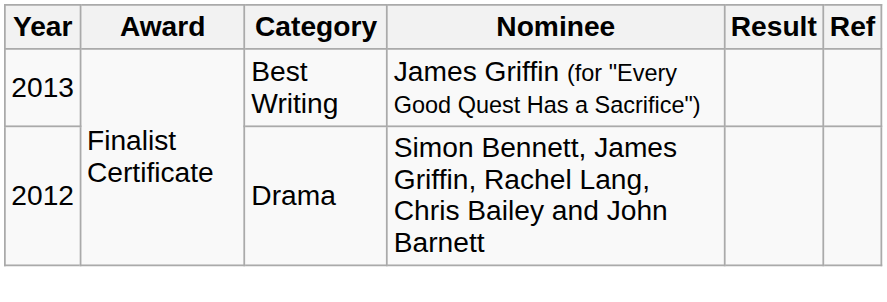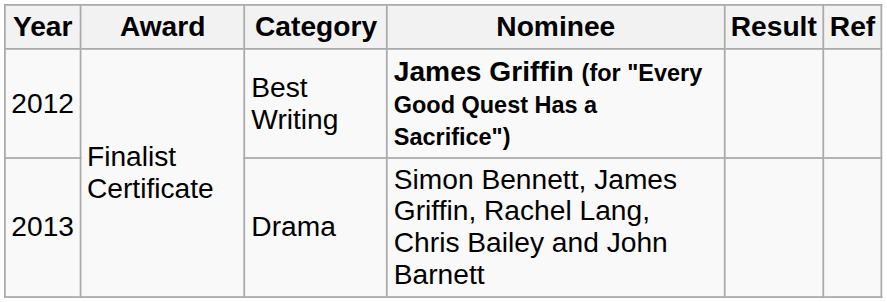(43, 87) 2013 -> (43, 103) 2012
(547, 87) normal -> (548, 103) bold
(43, 195) 2012 -> (43, 227) 2013
